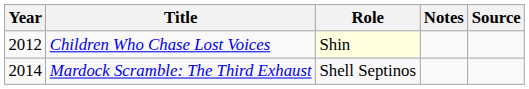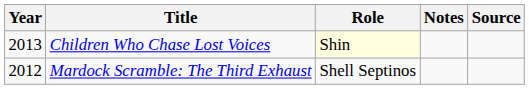(25, 44) 2012 -> (25, 44) 2013
(25, 71) 2014 -> (25, 71) 2012
